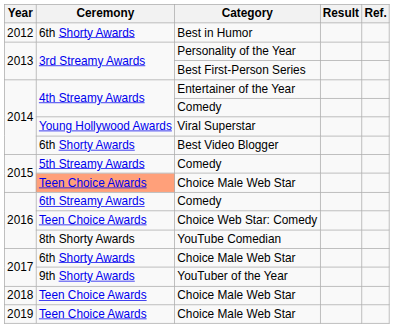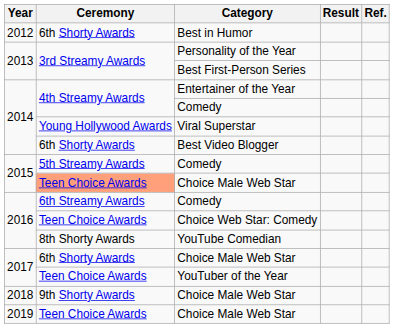(87, 276) 9th Shorty Awards -> (93, 276) Teen Choice Awards
(93, 295) Teen Choice Awards -> (87, 295) 9th Shorty Awards
